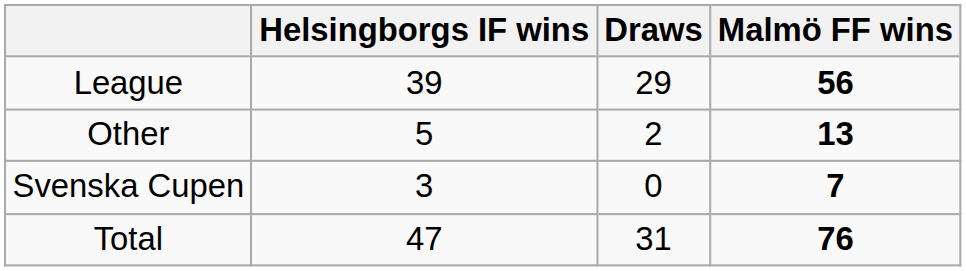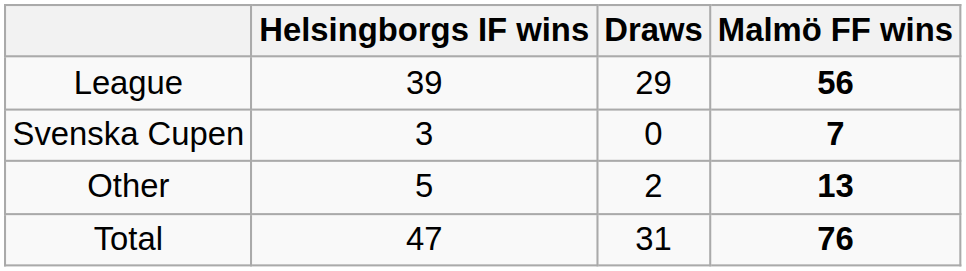rows swapped: (128, 186) <-> (128, 134)
